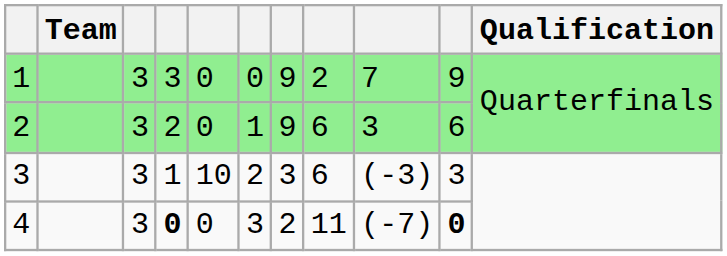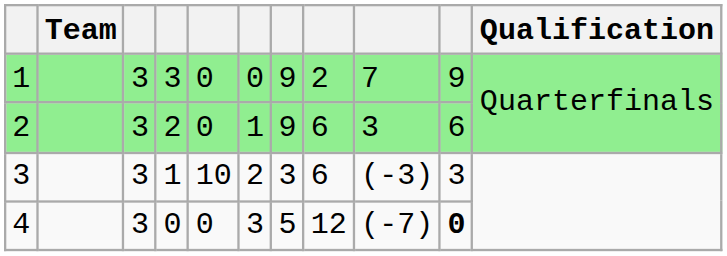(172, 225) bold -> (172, 225) normal
(287, 225) 2 -> (287, 225) 5
(329, 225) 11 -> (329, 225) 12
